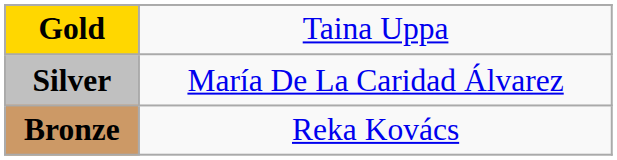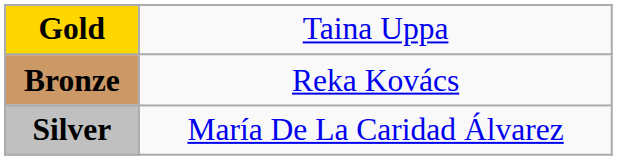rows swapped: (72, 79) <-> (72, 129)
